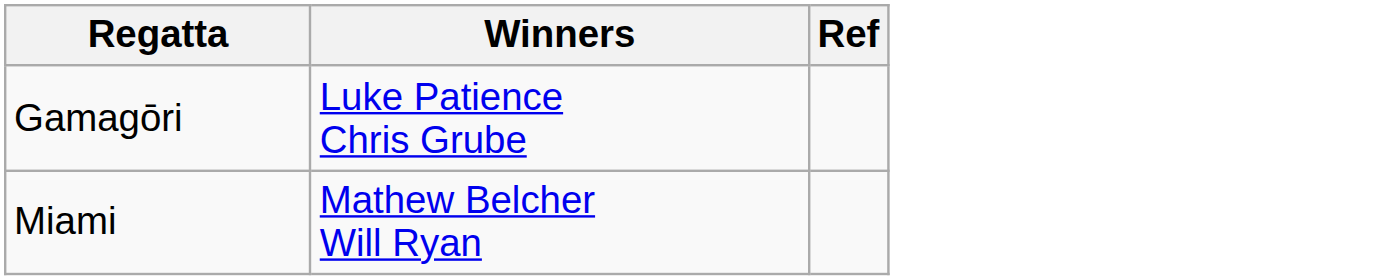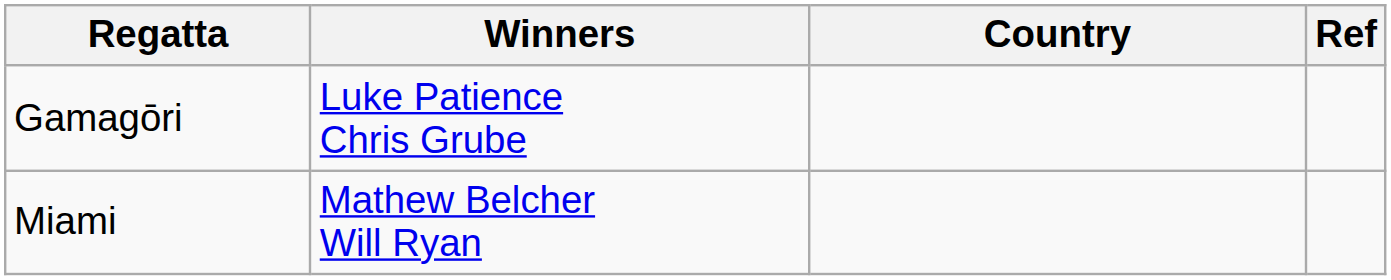+ column: (1057, 34)
